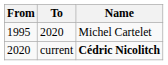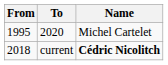(19, 50) 2020 -> (19, 50) 2018
